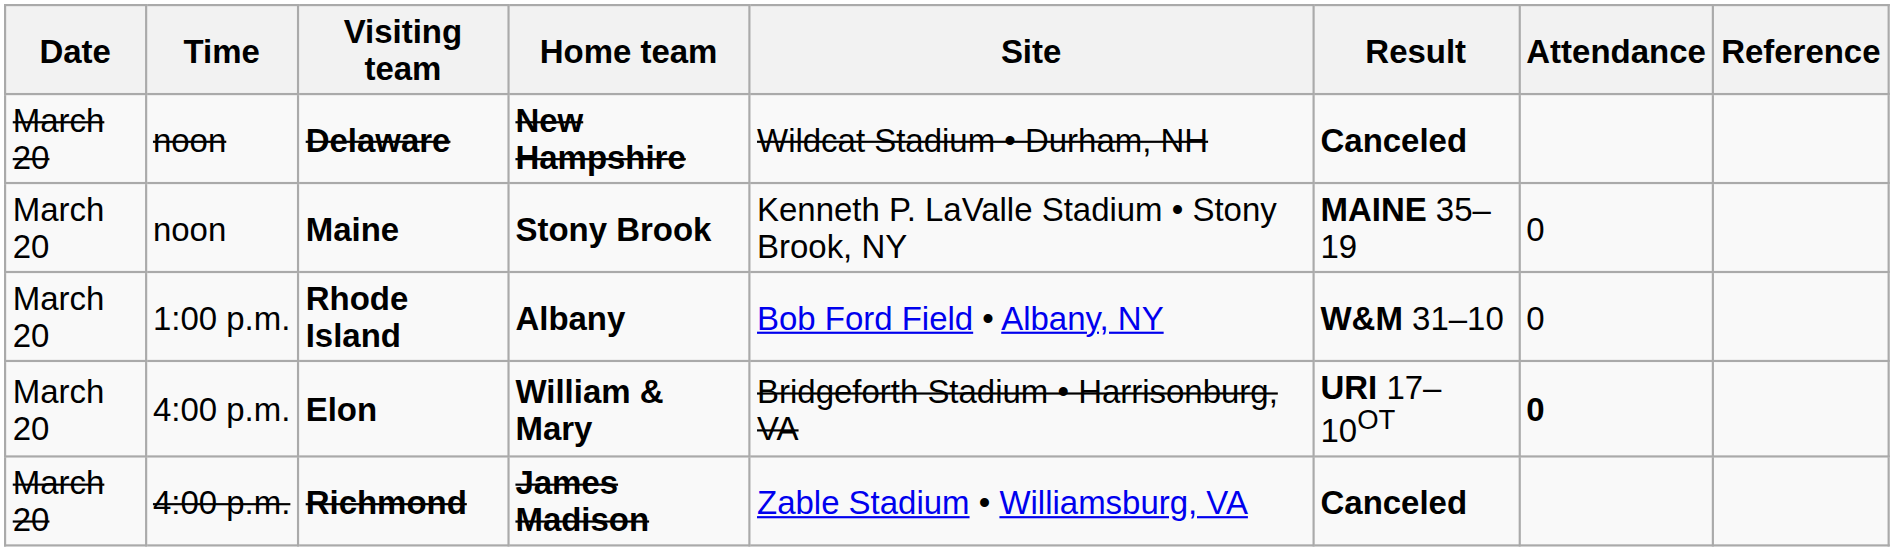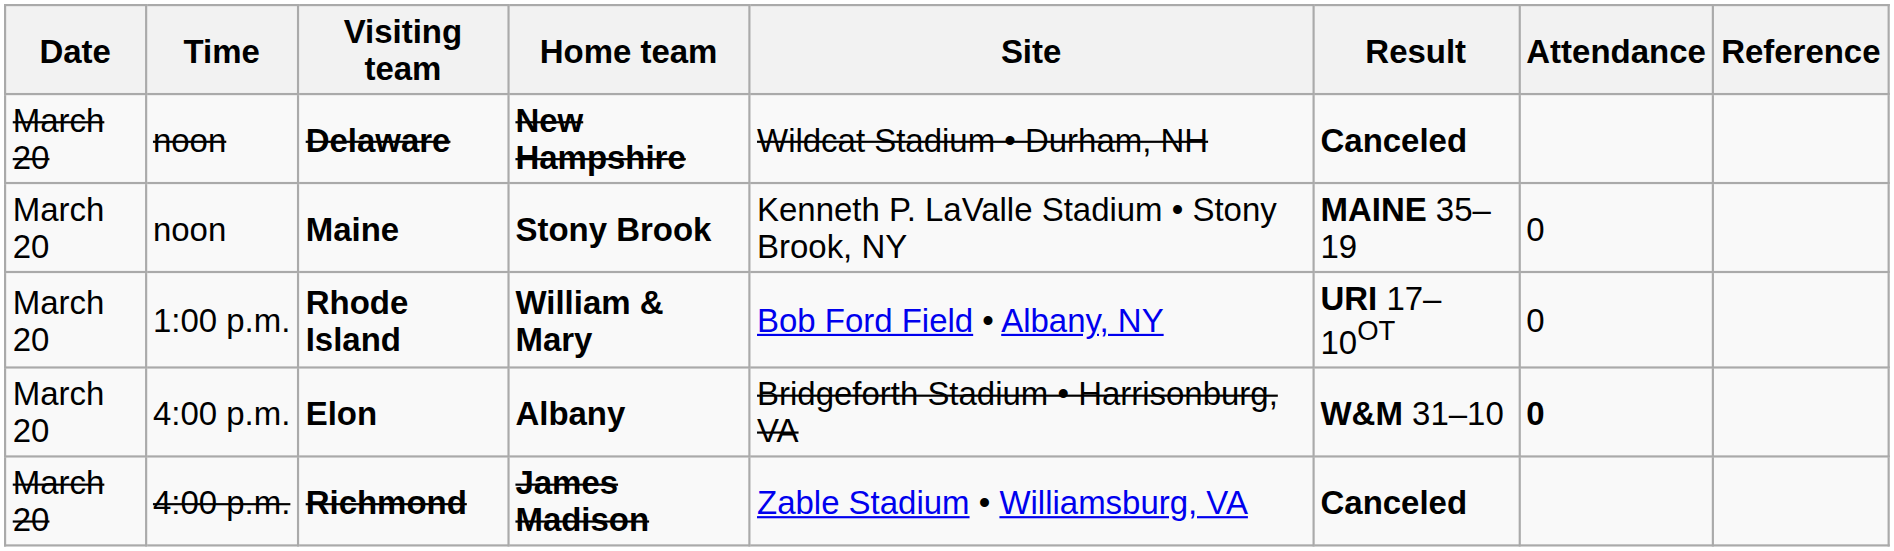(570, 317) Albany -> (589, 320) William & Mary
(1412, 317) W&M 31–10 -> (1381, 320) URI 17–10OT
(589, 410) William & Mary -> (570, 413) Albany
(1381, 410) URI 17–10OT -> (1412, 413) W&M 31–10
